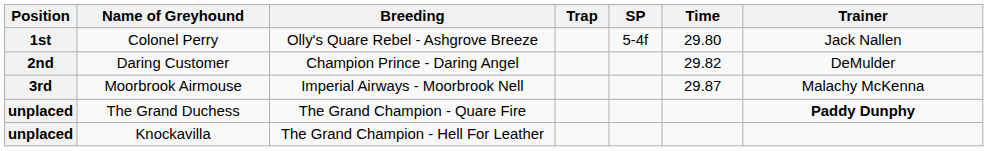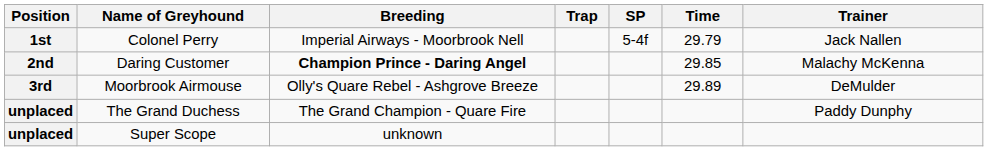(412, 39) Olly's Quare Rebel - Ashgrove Breeze -> (412, 39) Imperial Airways - Moorbrook Nell
(703, 39) 29.80 -> (703, 39) 29.79
(412, 63) normal -> (412, 63) bold
(703, 63) 29.82 -> (703, 63) 29.85
(863, 63) DeMulder -> (863, 63) Malachy McKenna
(412, 87) Imperial Airways - Moorbrook Nell -> (412, 87) Olly's Quare Rebel - Ashgrove Breeze
(703, 87) 29.87 -> (703, 87) 29.89
(863, 87) Malachy McKenna -> (863, 87) DeMulder
(863, 110) bold -> (863, 110) normal
+ row: (173, 134)
- row: (173, 134)
